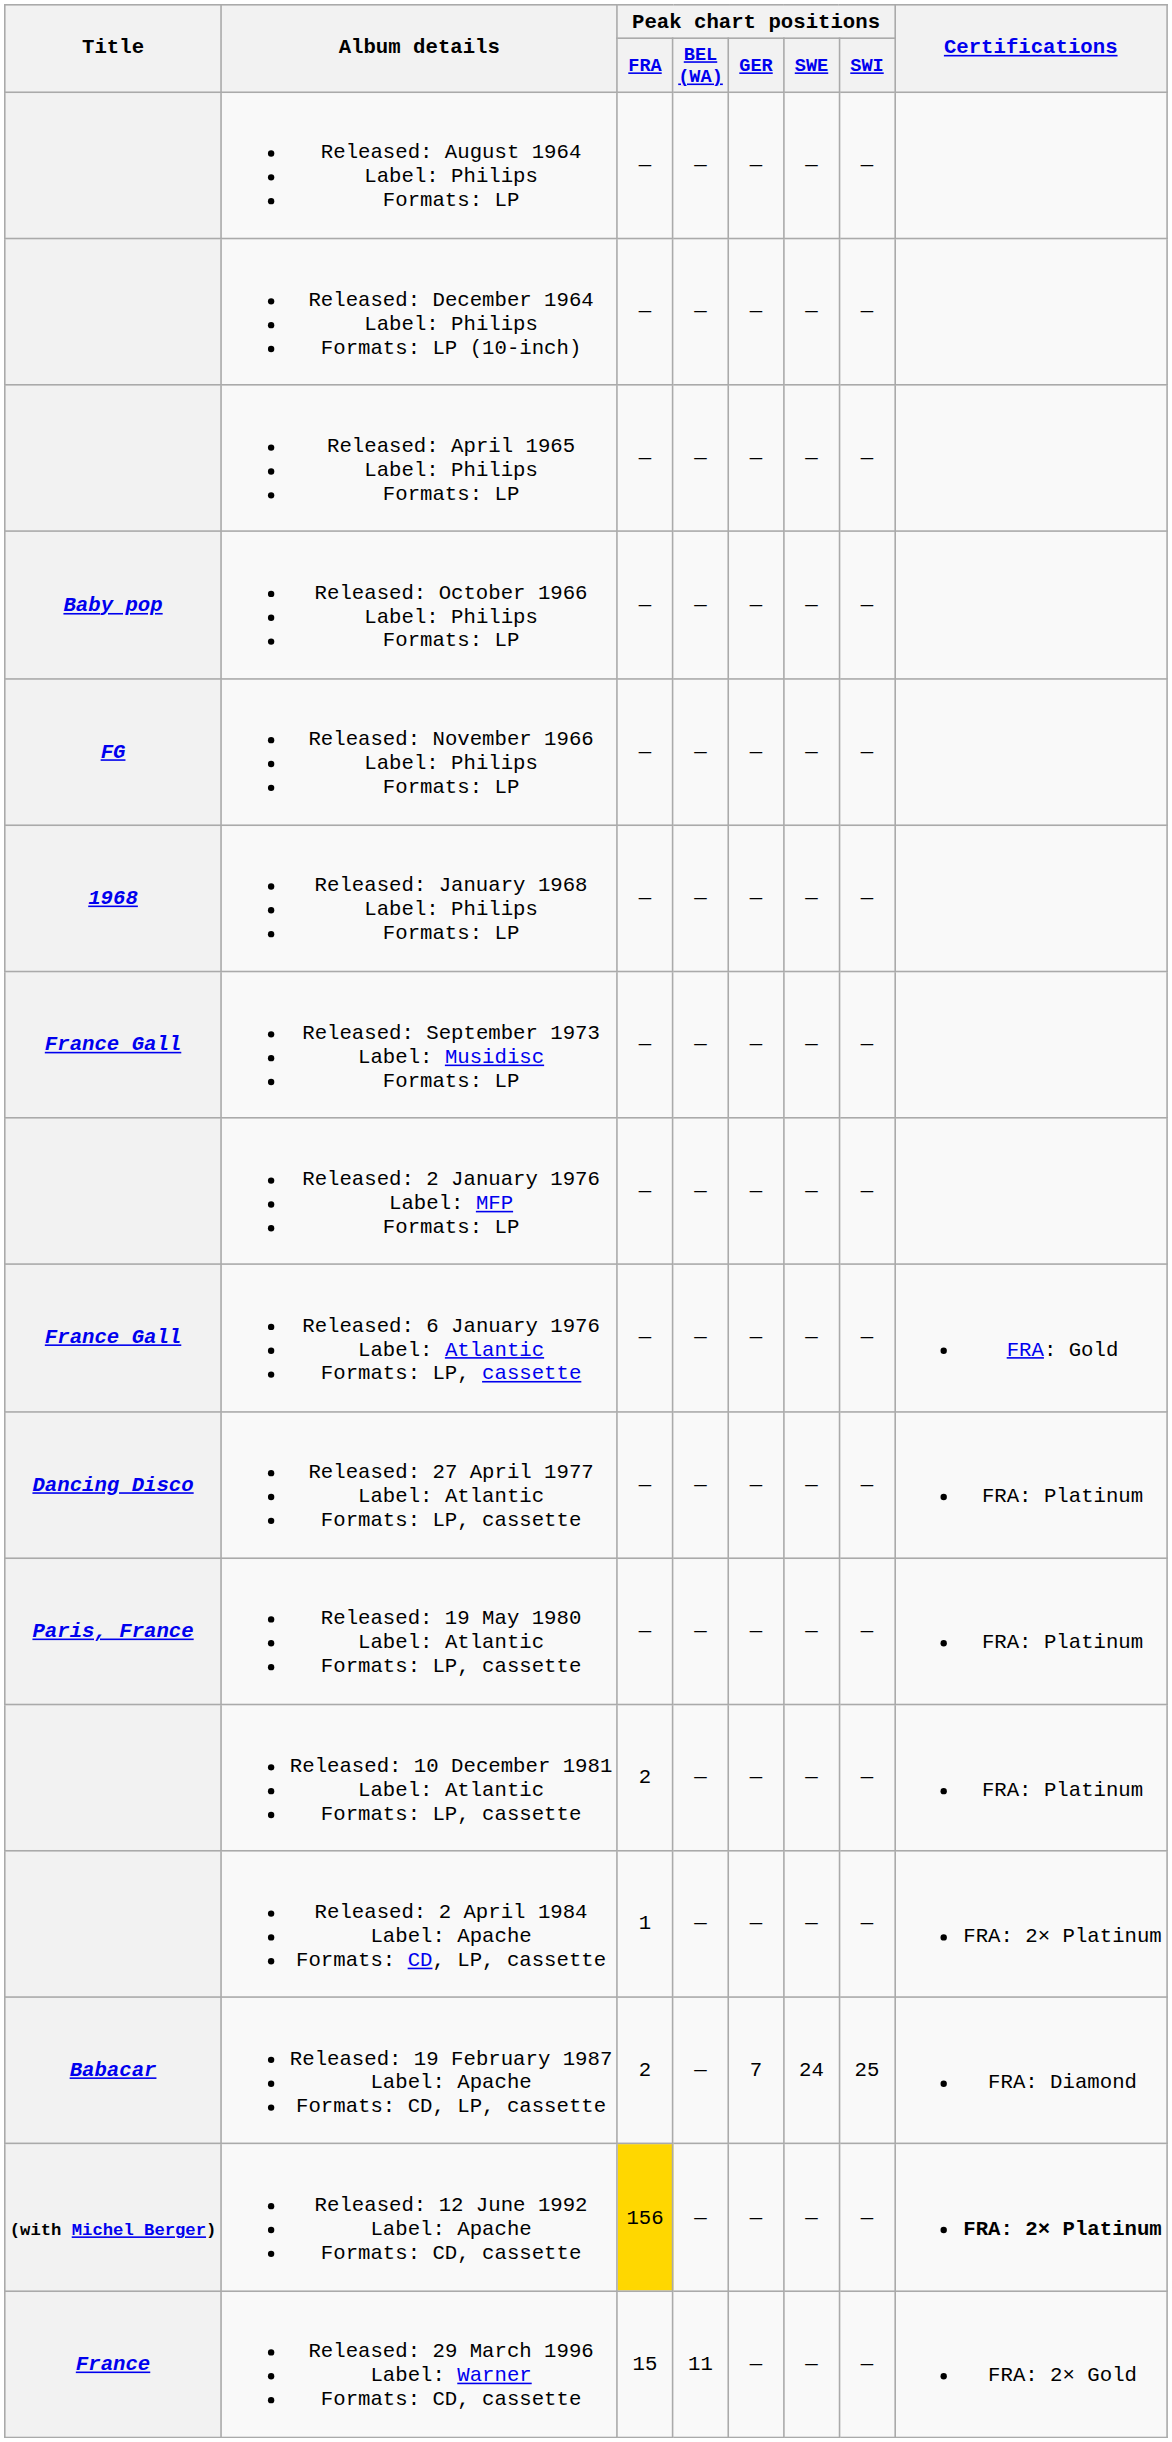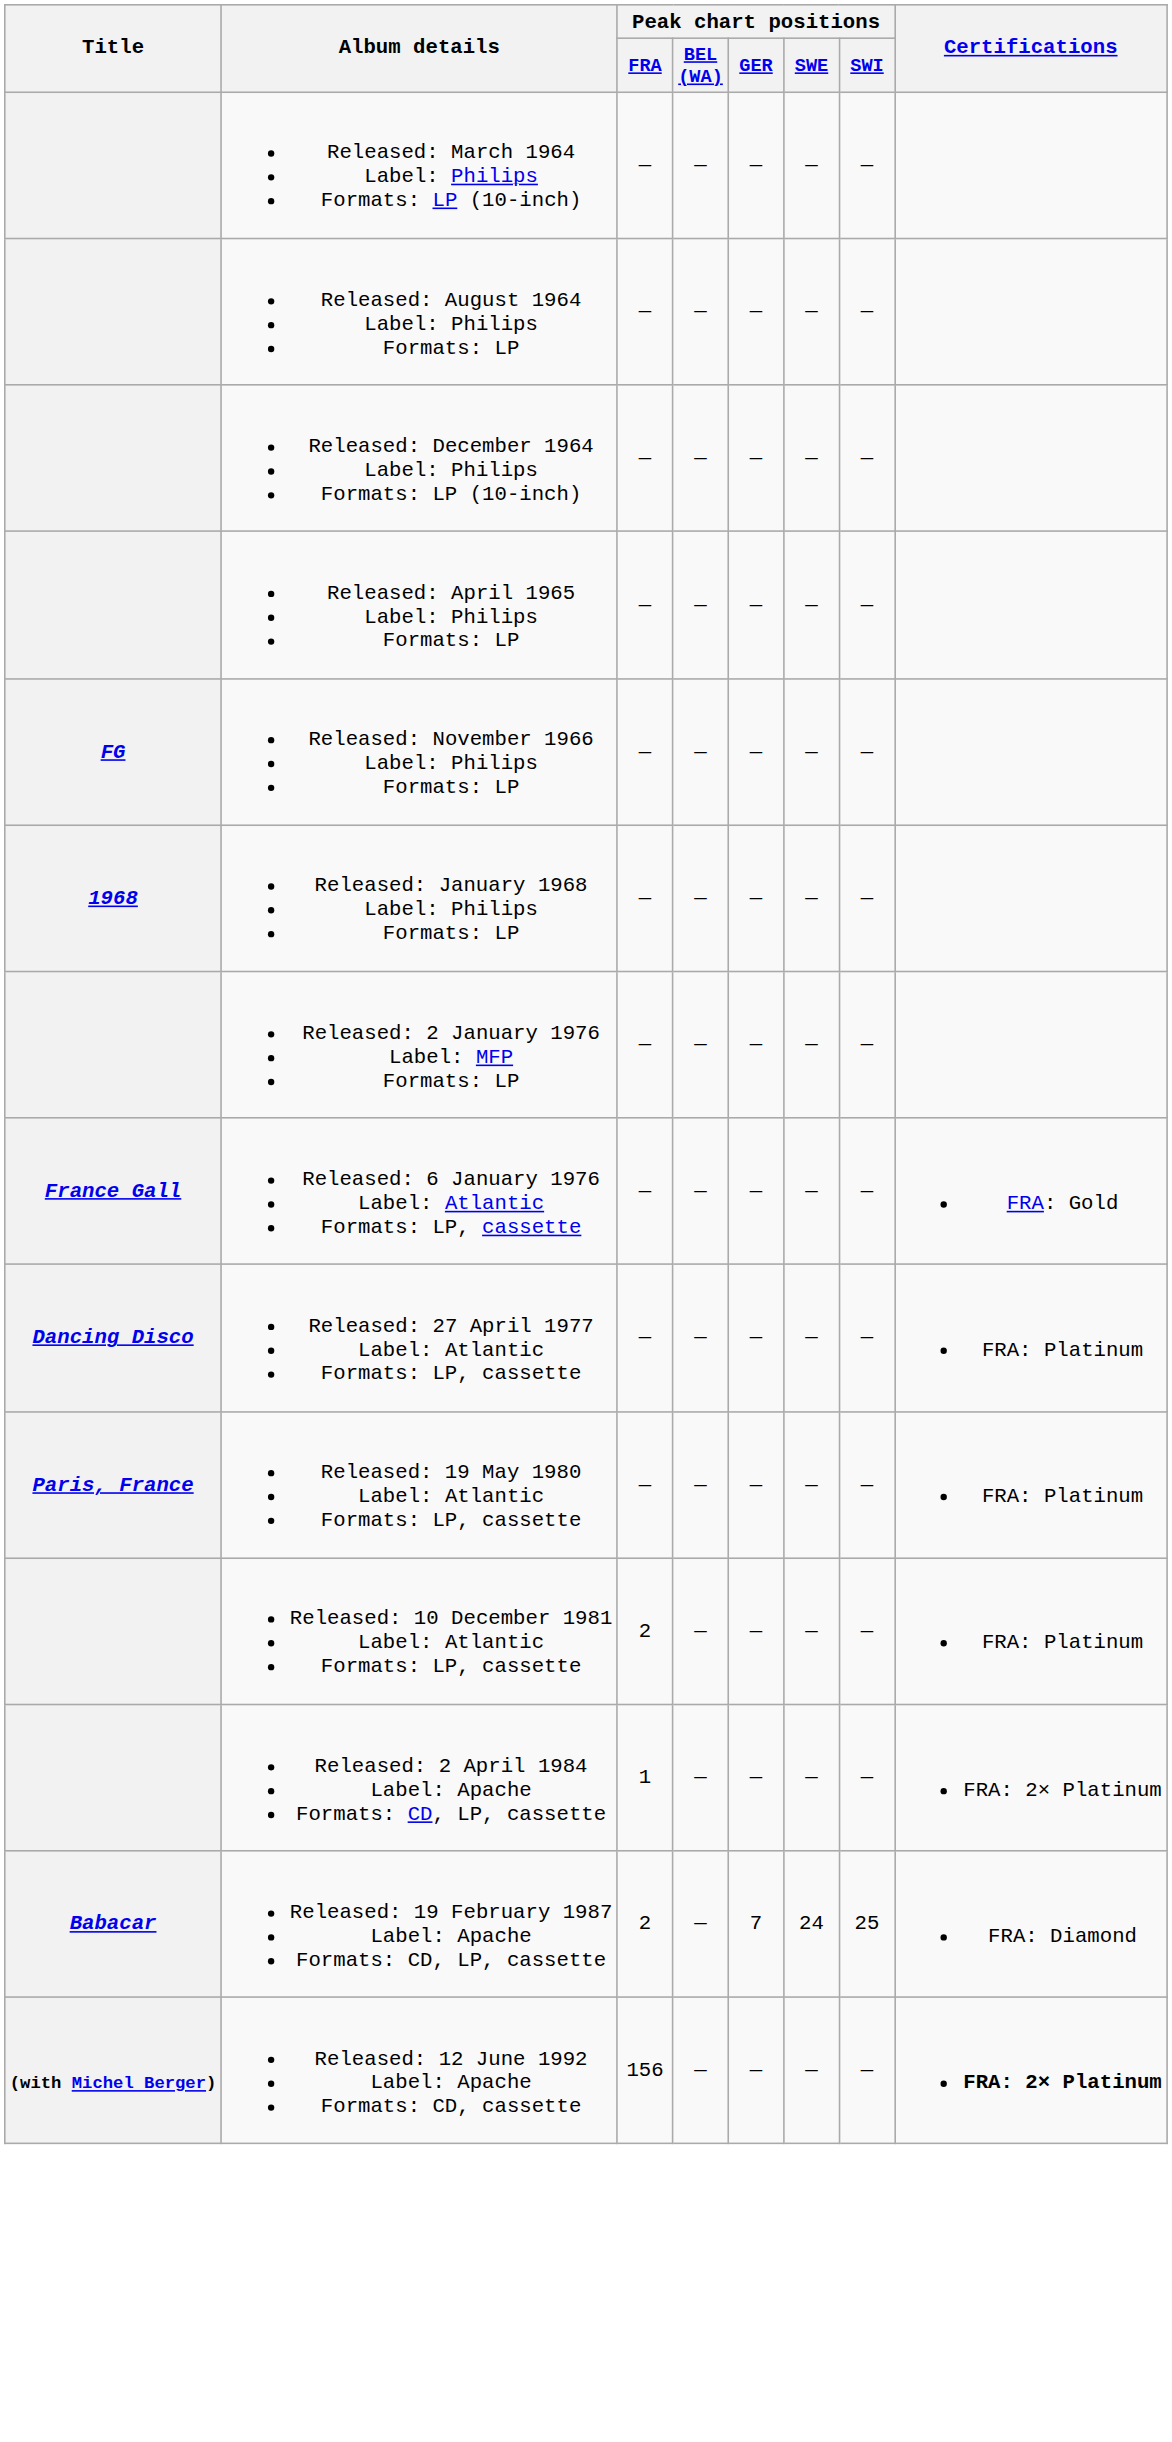+ row: (419, 177)
- row: (419, 617)
- row: (419, 1057)
(645, 2217) gold background -> (645, 2071) no background
- row: (419, 2376)
